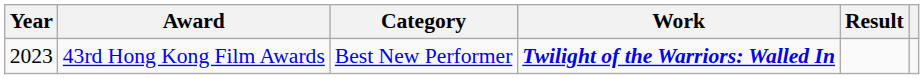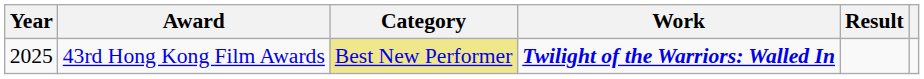(31, 55) 2023 -> (31, 55) 2025
(424, 55) no background -> (424, 55) khaki background
